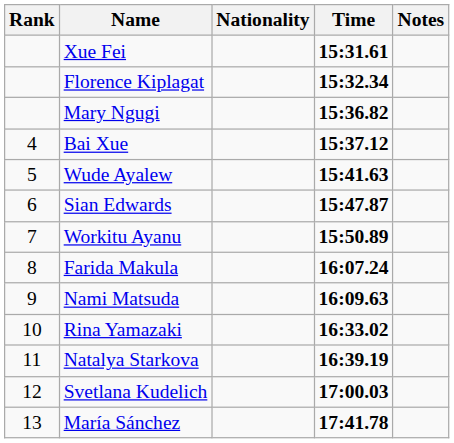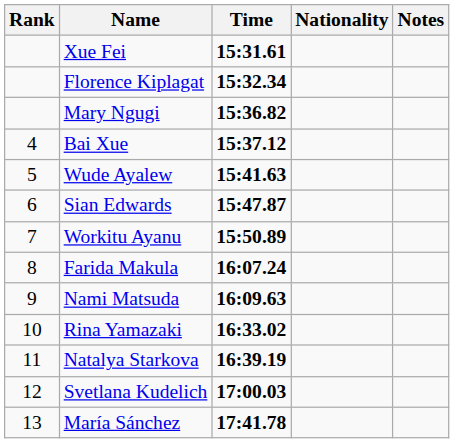columns swapped: (263, 19) <-> (354, 19)
